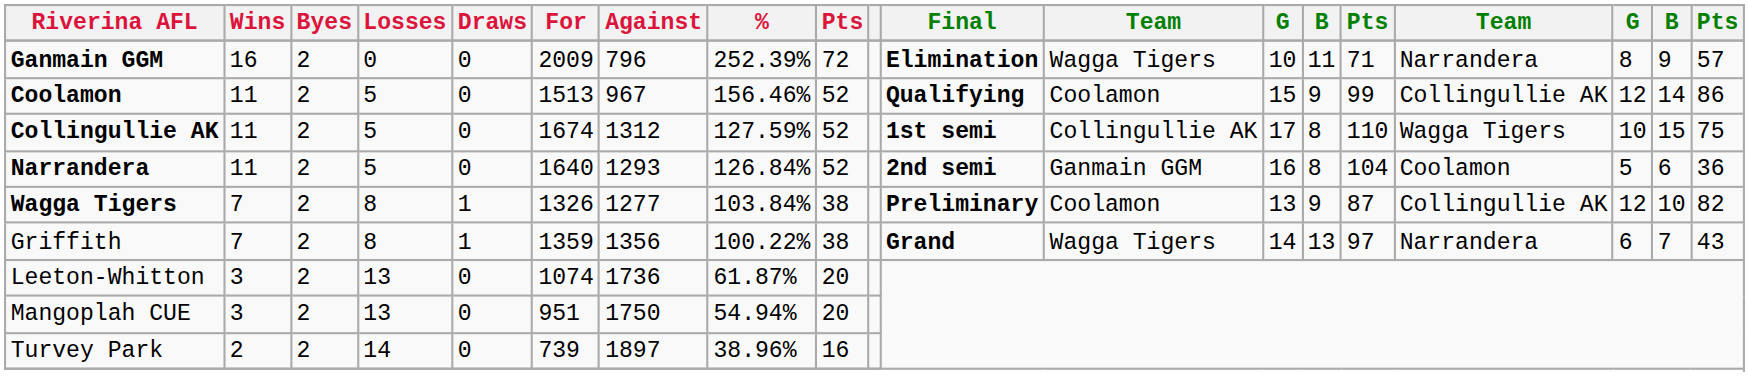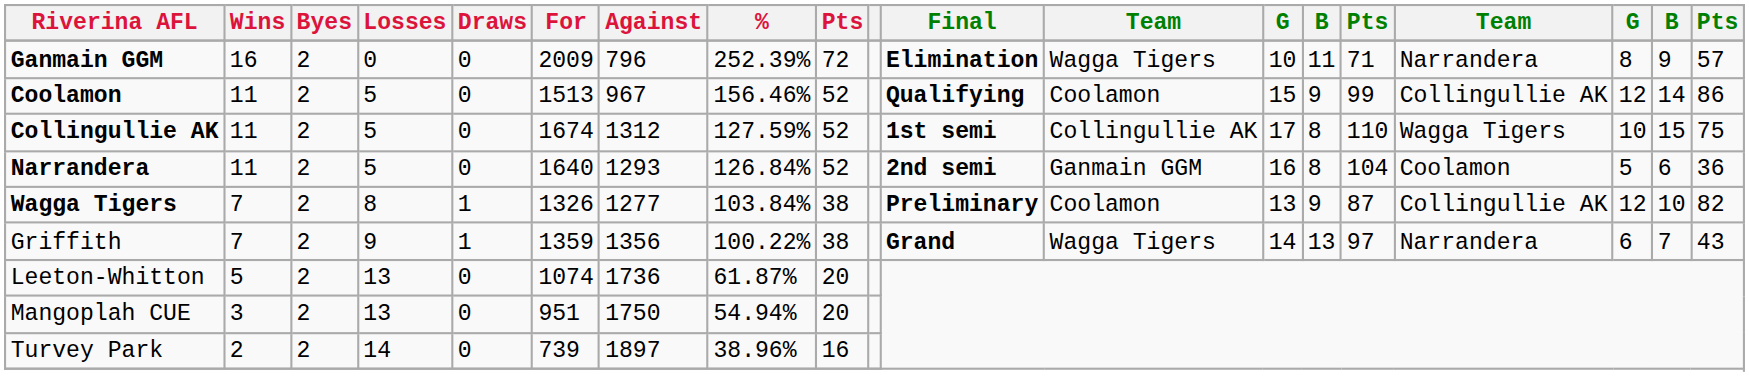(370, 242) 8 -> (370, 242) 9
(237, 278) 3 -> (237, 278) 5
